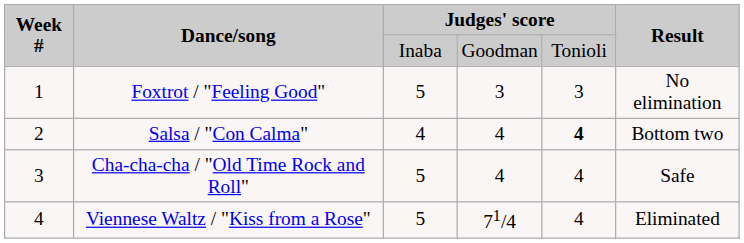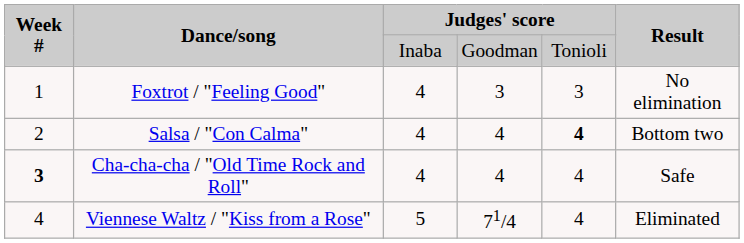(420, 92) 5 -> (420, 92) 4
(39, 175) normal -> (39, 175) bold
(420, 175) 5 -> (420, 175) 4
